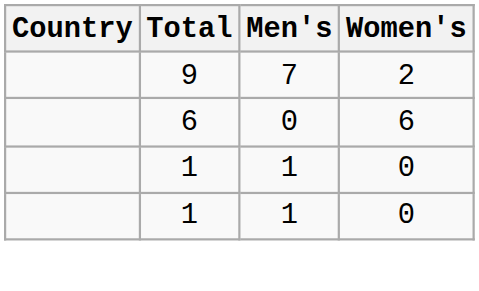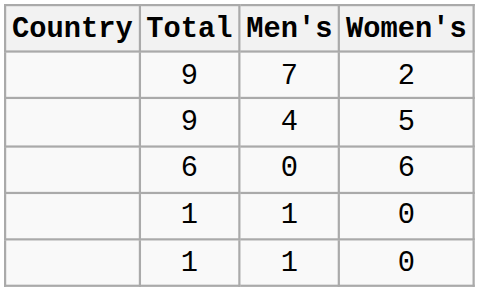+ row: (289, 122)
